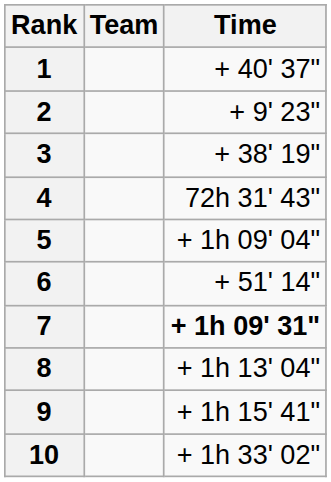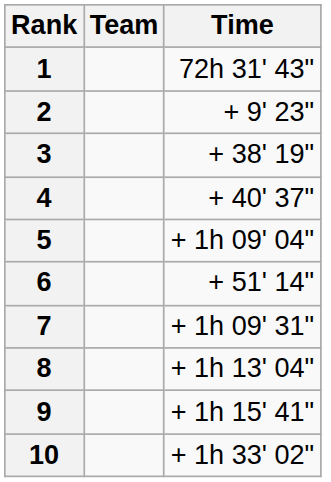(267, 68) + 40' 37" -> (247, 68) 72h 31' 43"
(253, 197) 72h 31' 43" -> (261, 197) + 40' 37"
(245, 326) bold -> (242, 326) normal
